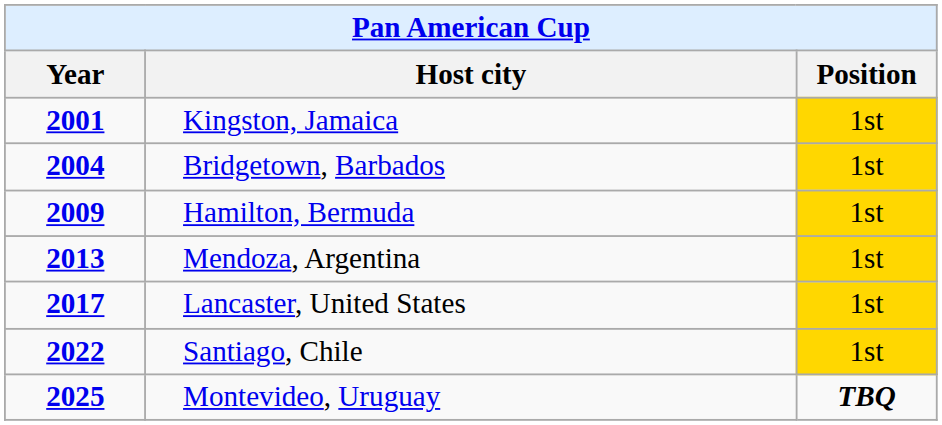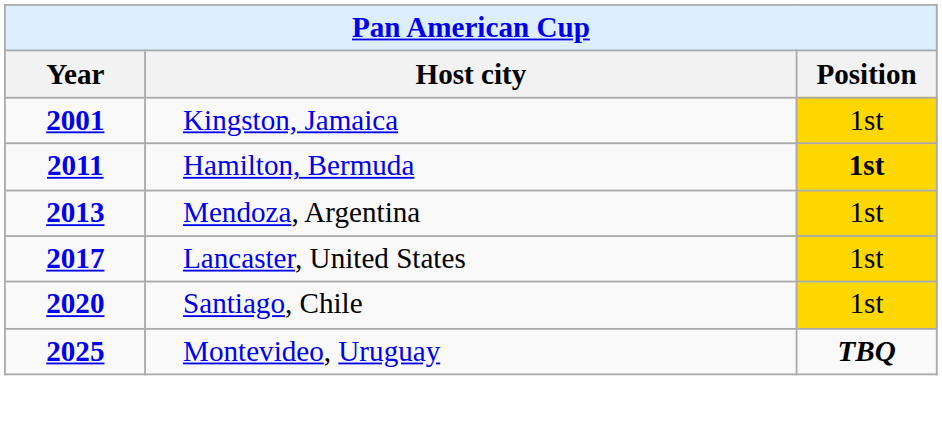- row: (314, 166)
(75, 212) 2009 -> (75, 166) 2011
(867, 212) normal -> (867, 166) bold
(75, 350) 2022 -> (75, 304) 2020
